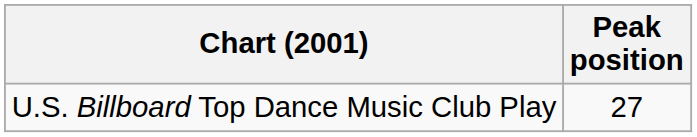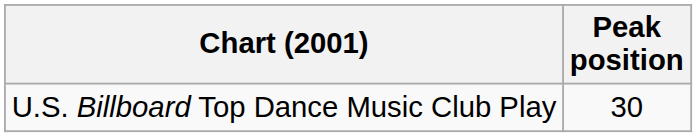(627, 107) 27 -> (627, 107) 30
